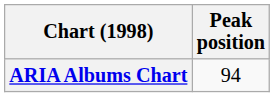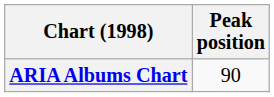(231, 75) 94 -> (231, 75) 90
